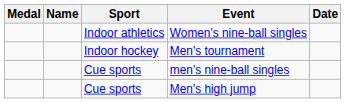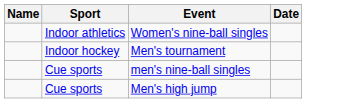- column: (24, 14)
